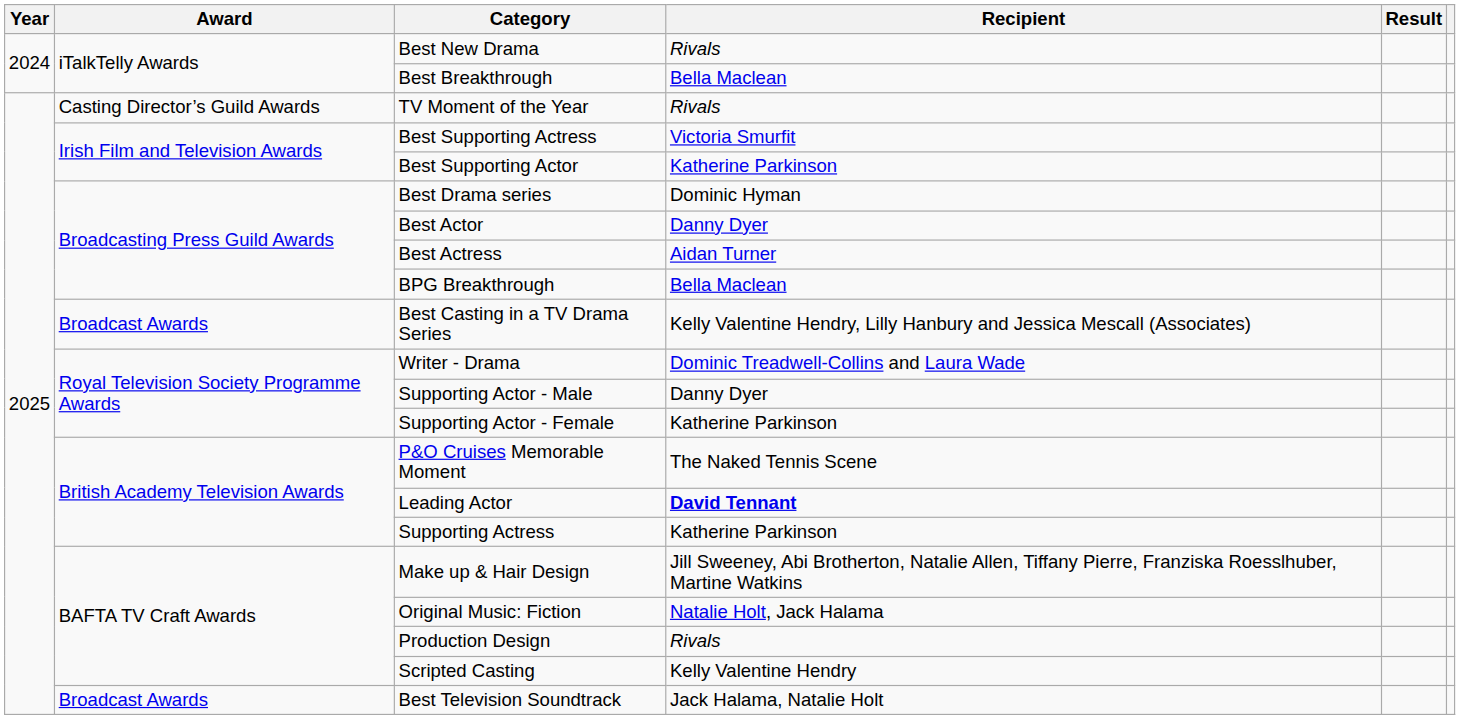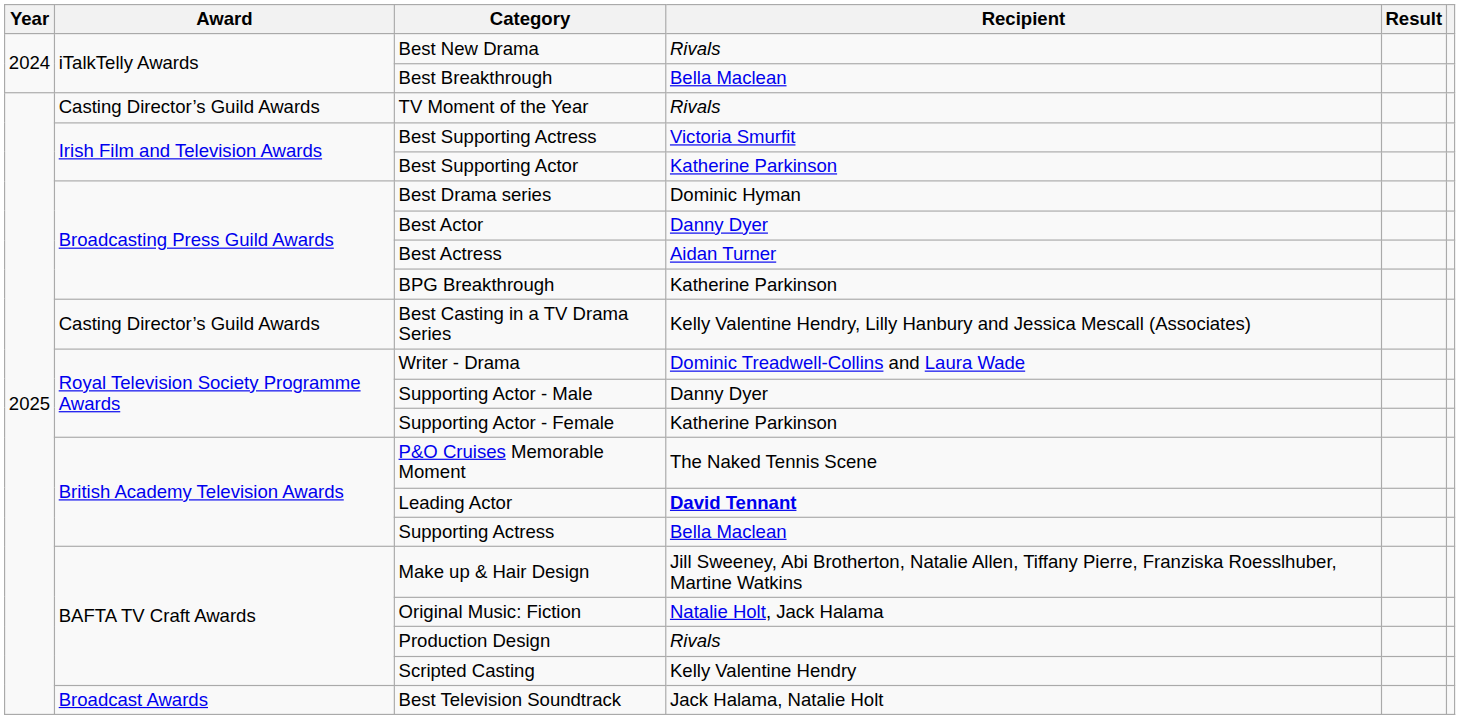(728, 284) Bella Maclean -> (754, 284) Katherine Parkinson
(133, 324) Broadcast Awards -> (189, 324) Casting Director’s Guild Awards
(754, 531) Katherine Parkinson -> (728, 531) Bella Maclean
